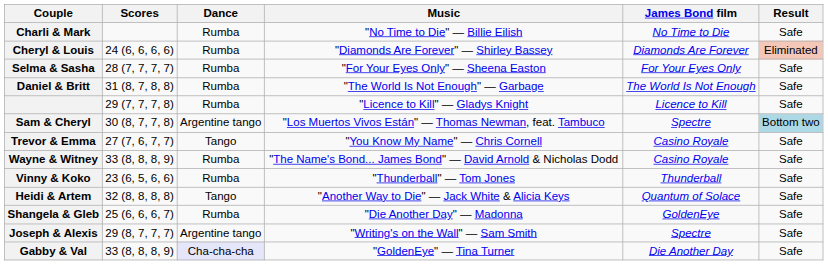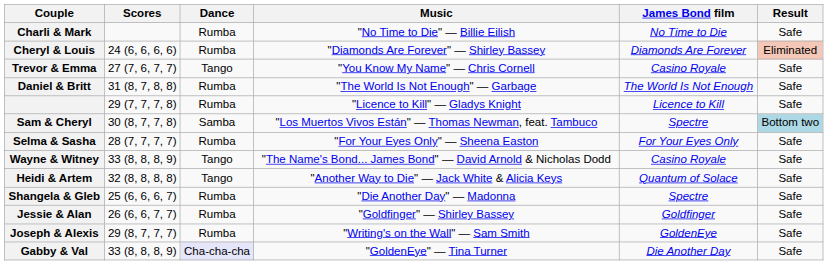rows swapped: (53, 141) <-> (53, 68)
(221, 123) Argentine tango -> (217, 123) Samba
(221, 159) Rumba -> (217, 159) Tango
- row: (53, 178)
(691, 214) GoldenEye -> (688, 196) Spectre
+ row: (54, 214)
(221, 232) Argentine tango -> (217, 232) Rumba
(691, 232) Spectre -> (688, 232) GoldenEye
